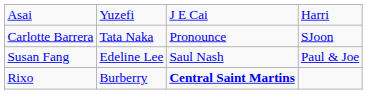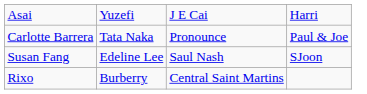(317, 36) SJoon -> (319, 36) Paul & Joe
(330, 57) Paul & Joe -> (306, 57) SJoon
(232, 78) bold -> (227, 78) normal
